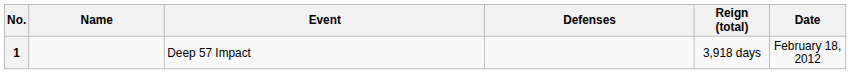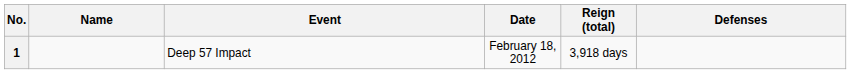columns swapped: (808, 20) <-> (590, 20)
